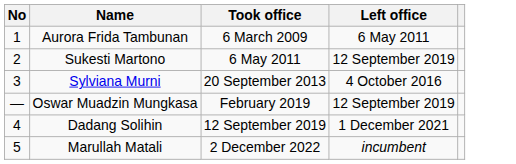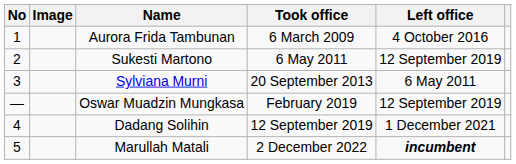+ column: (53, 15)
(394, 37) 6 May 2011 -> (440, 37) 4 October 2016
(394, 81) 4 October 2016 -> (440, 81) 6 May 2011
(394, 147) normal -> (440, 147) bold
